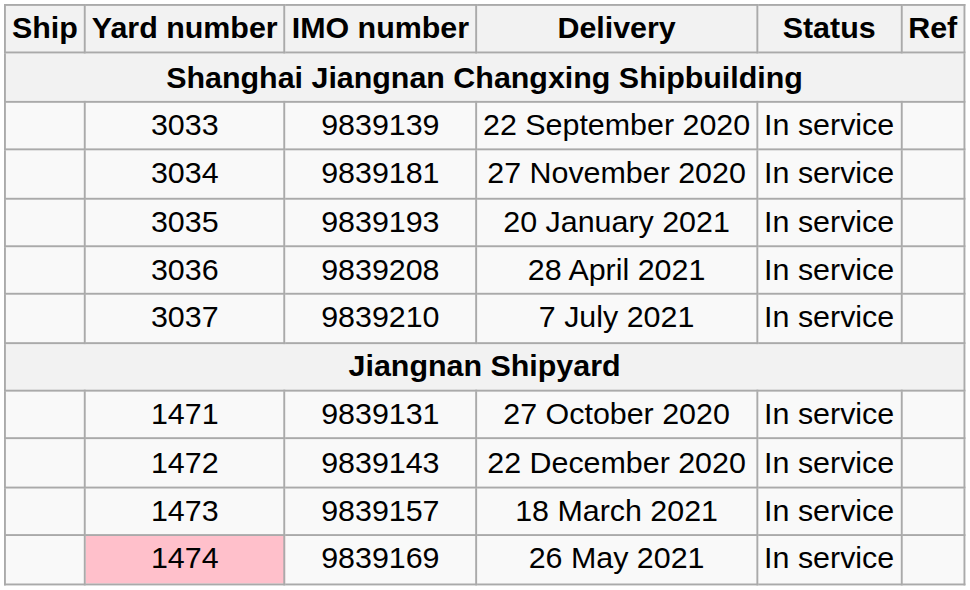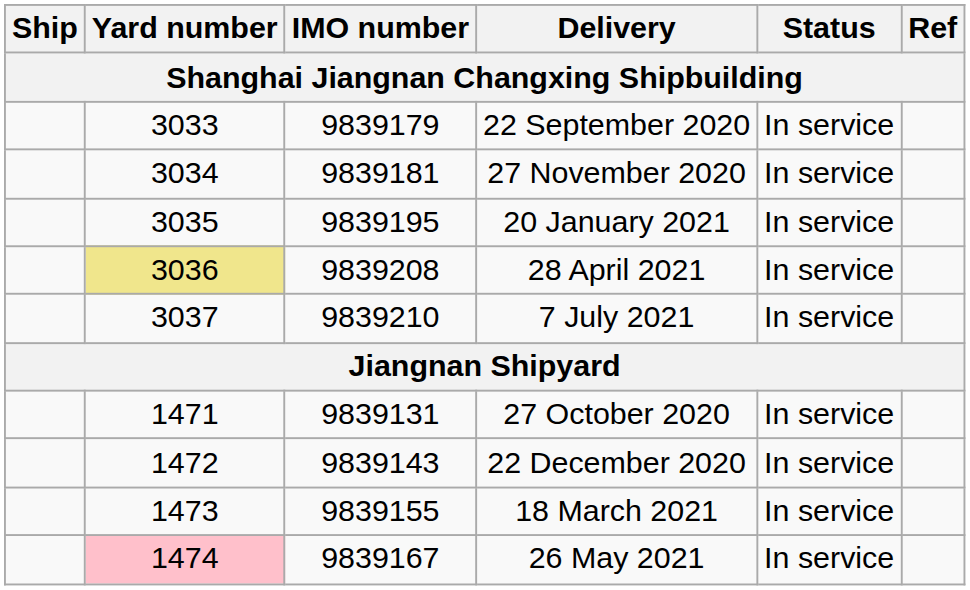(380, 125) 9839139 -> (380, 125) 9839179
(380, 221) 9839193 -> (380, 221) 9839195
(185, 269) no background -> (185, 269) khaki background
(380, 510) 9839157 -> (380, 510) 9839155
(380, 558) 9839169 -> (380, 558) 9839167
